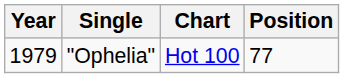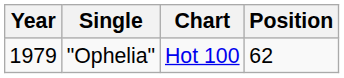(261, 55) 77 -> (261, 55) 62
